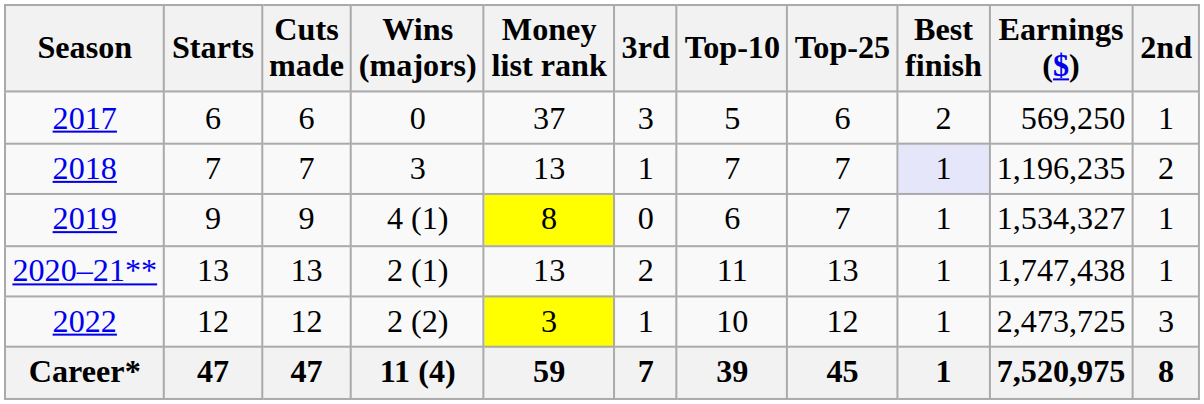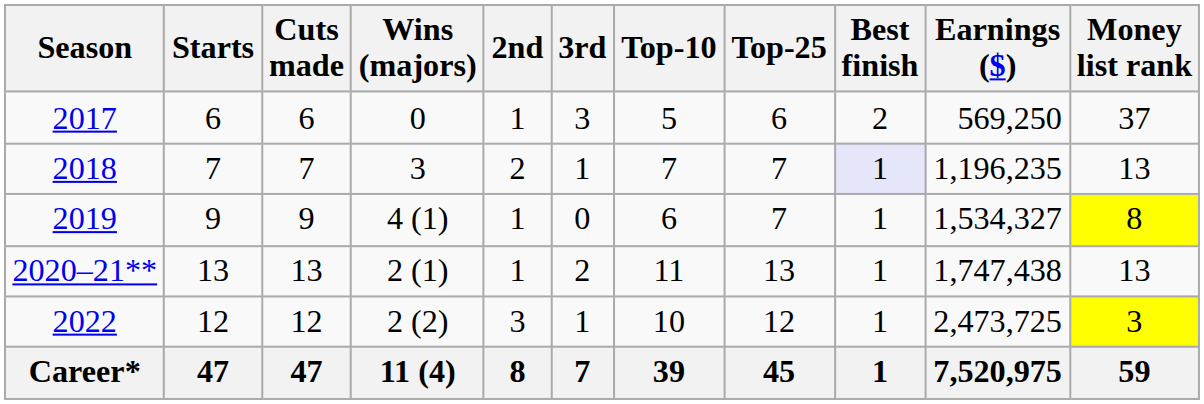columns swapped: (1166, 48) <-> (549, 48)
